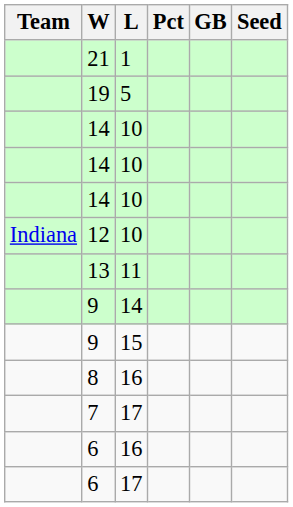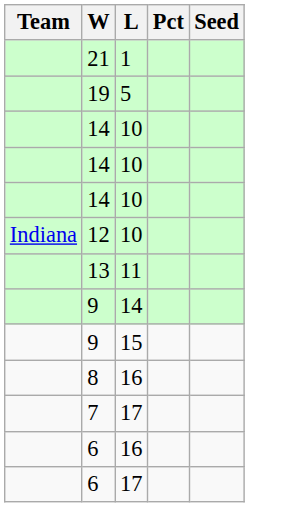- column: (210, 22)
